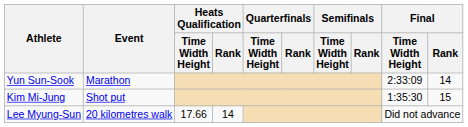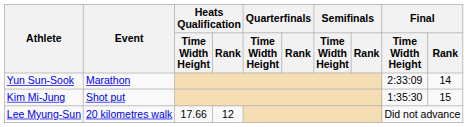(228, 115) 14 -> (228, 115) 12
